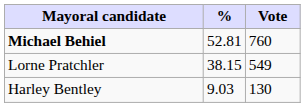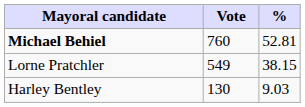columns swapped: (273, 16) <-> (224, 16)
